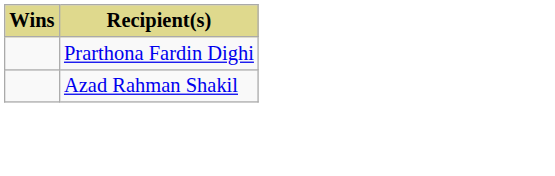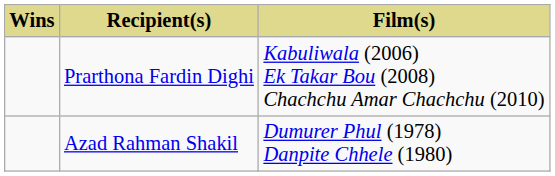+ column: (404, 20)
